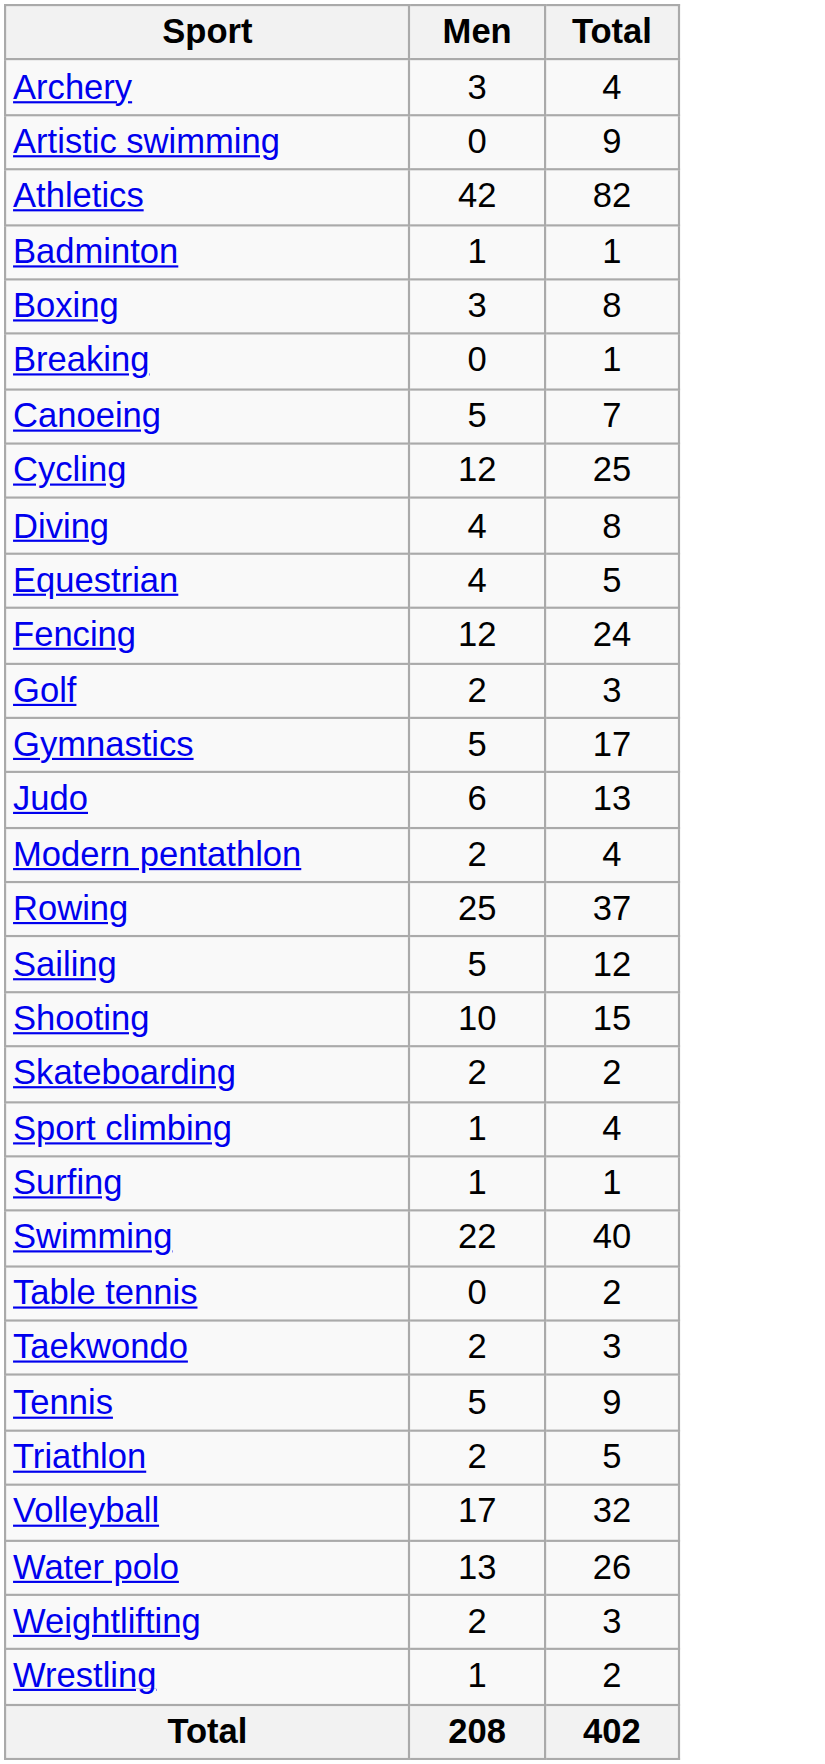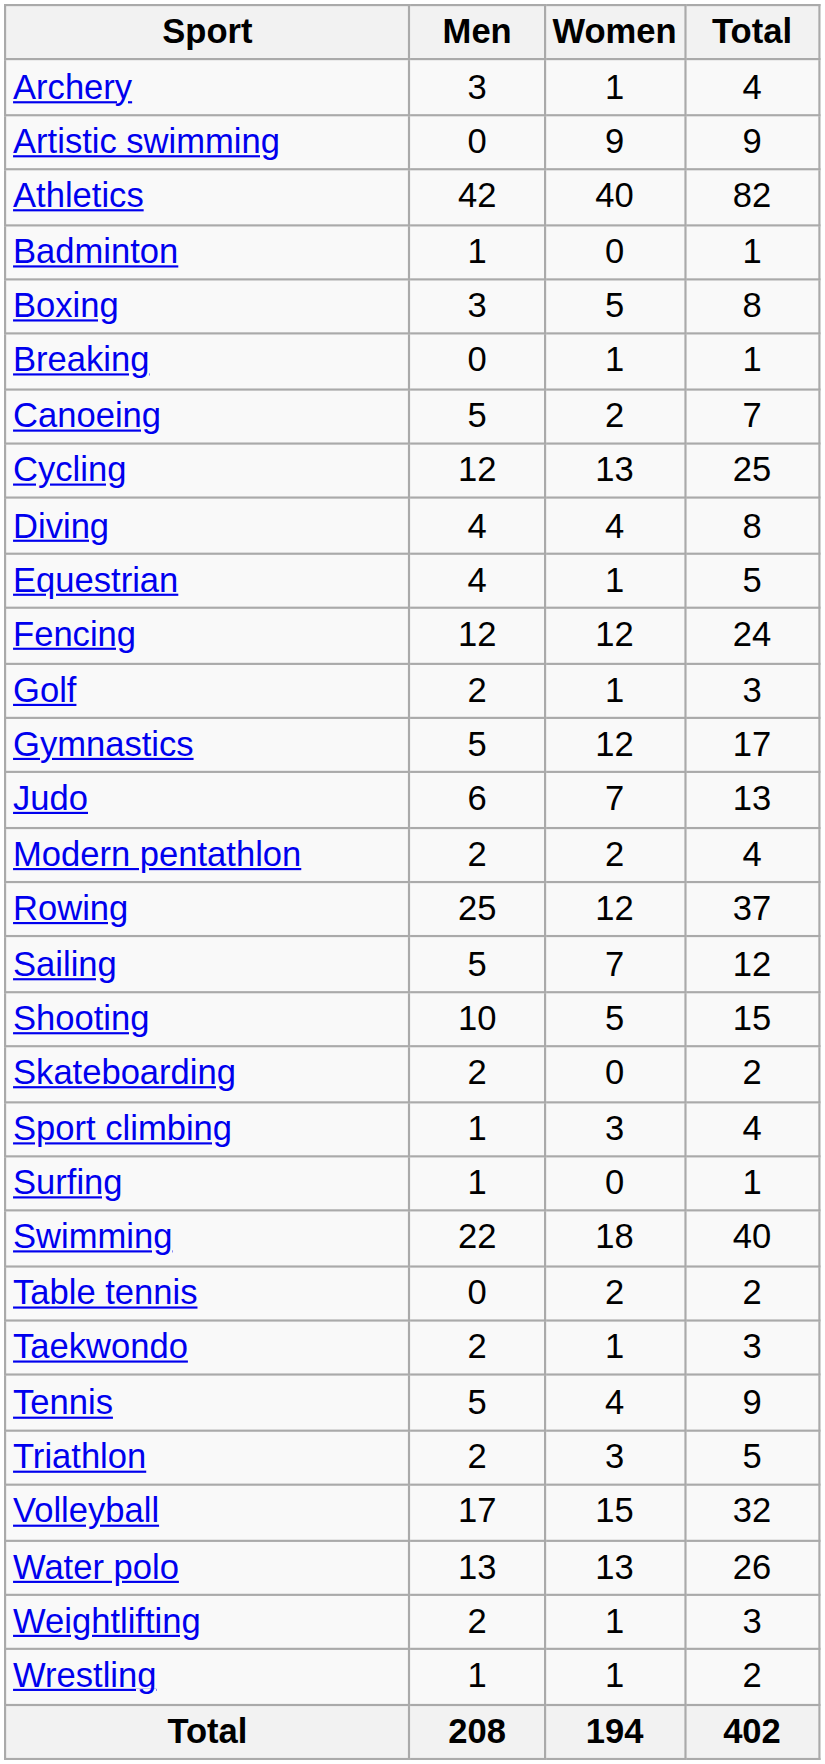+ column: (615, 31)
